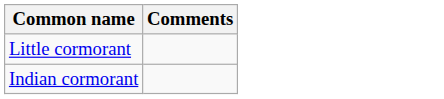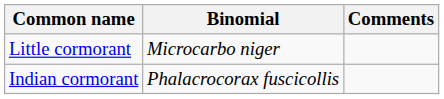+ column: (243, 19)
